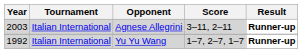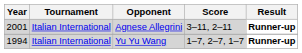(17, 27) 2003 -> (17, 27) 2001
(17, 42) 1992 -> (17, 42) 1994
